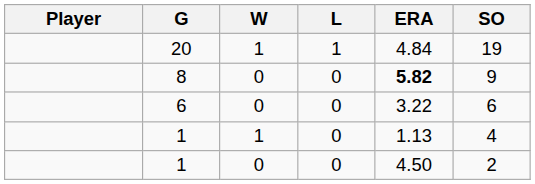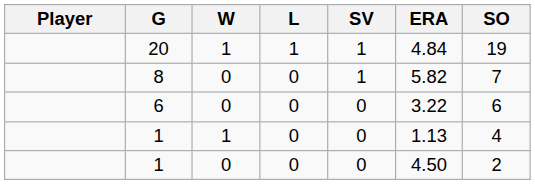+ column: (361, 19)
(414, 77) bold -> (429, 77) normal
(492, 77) 9 -> (497, 77) 7
